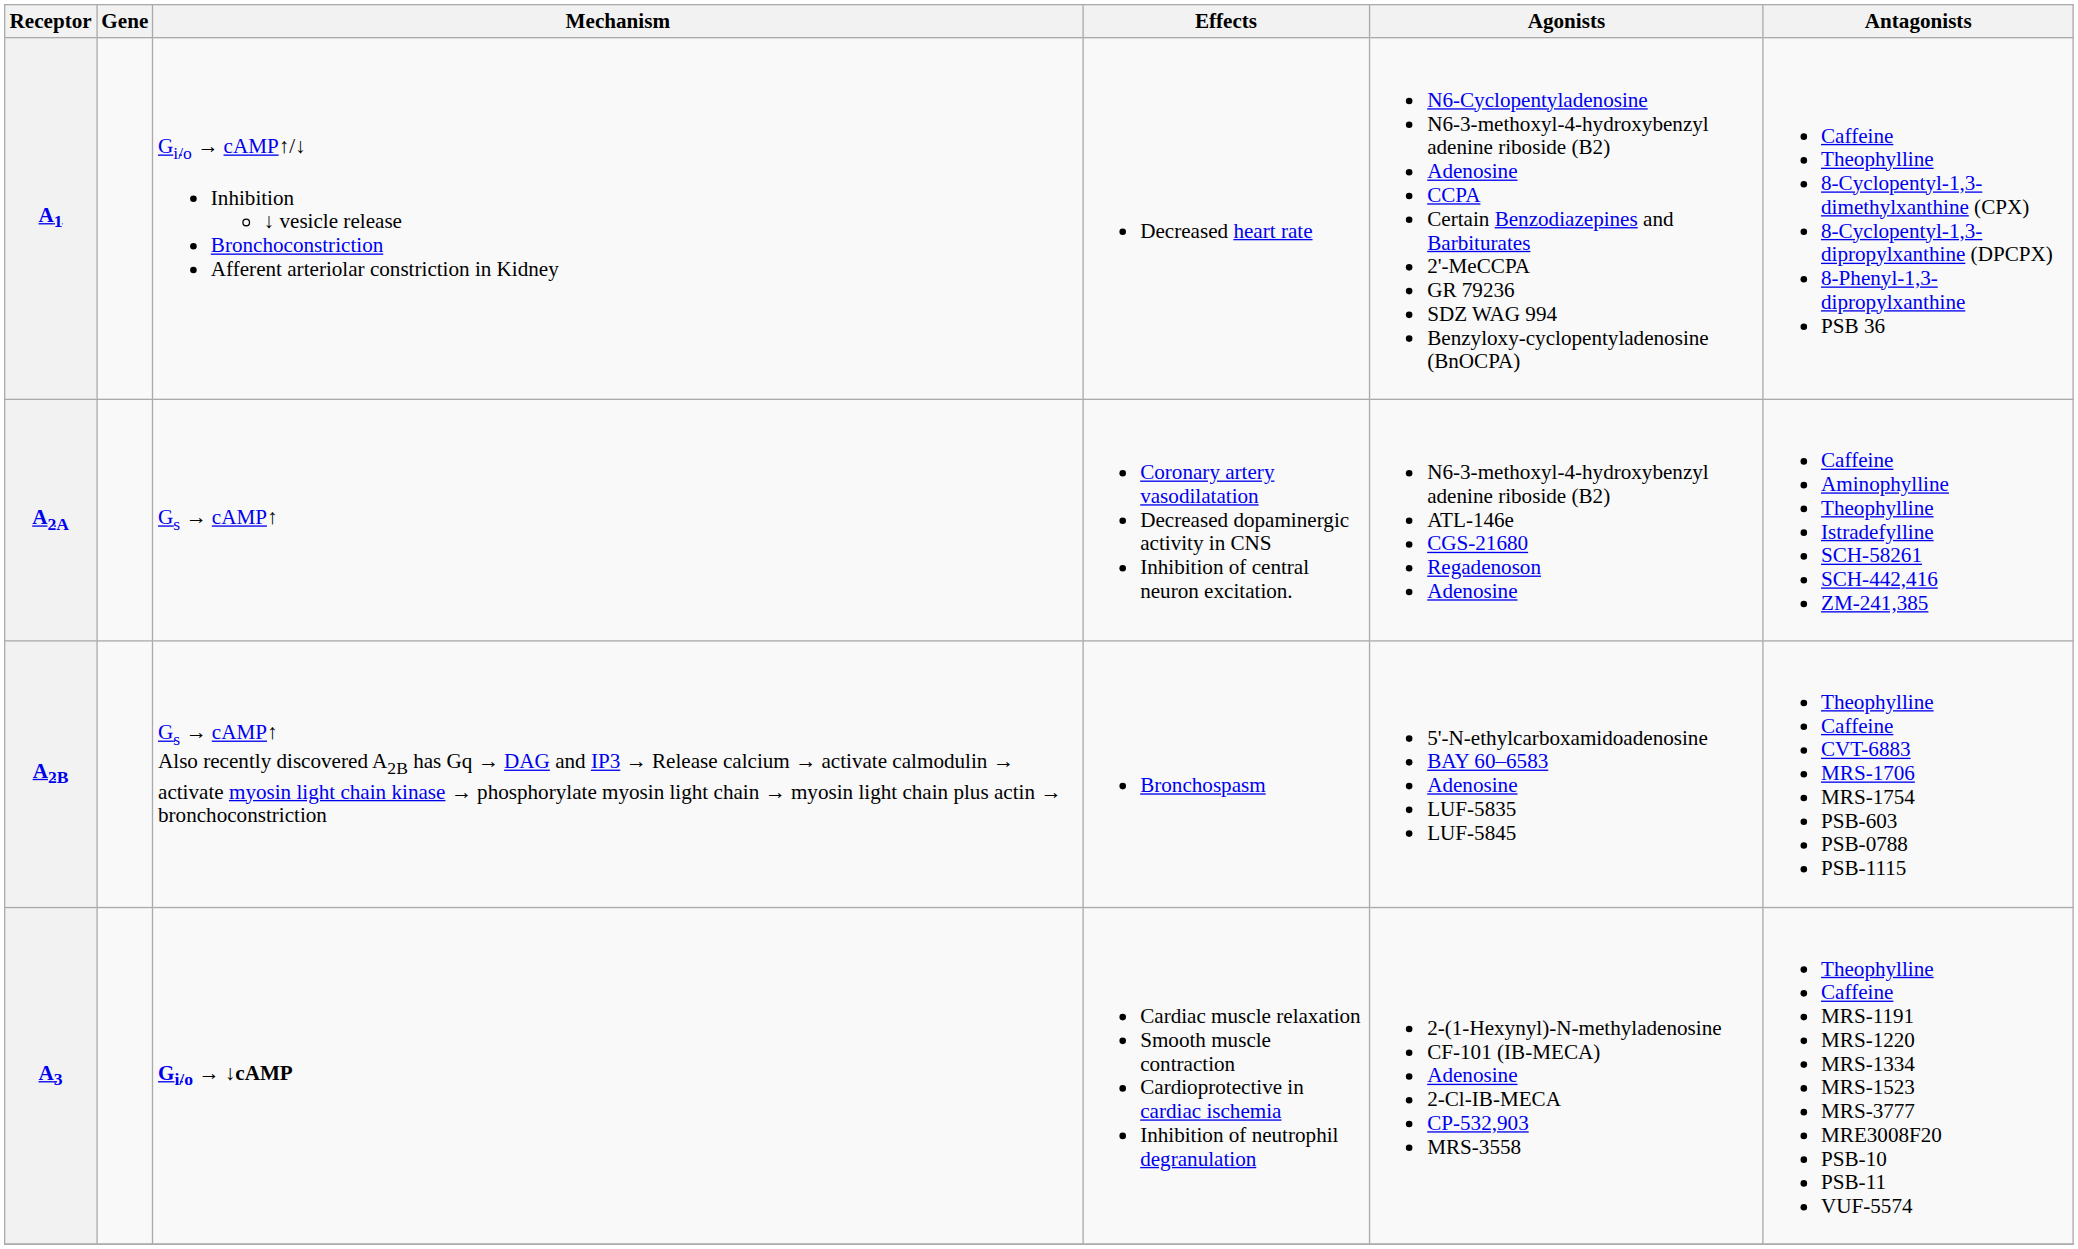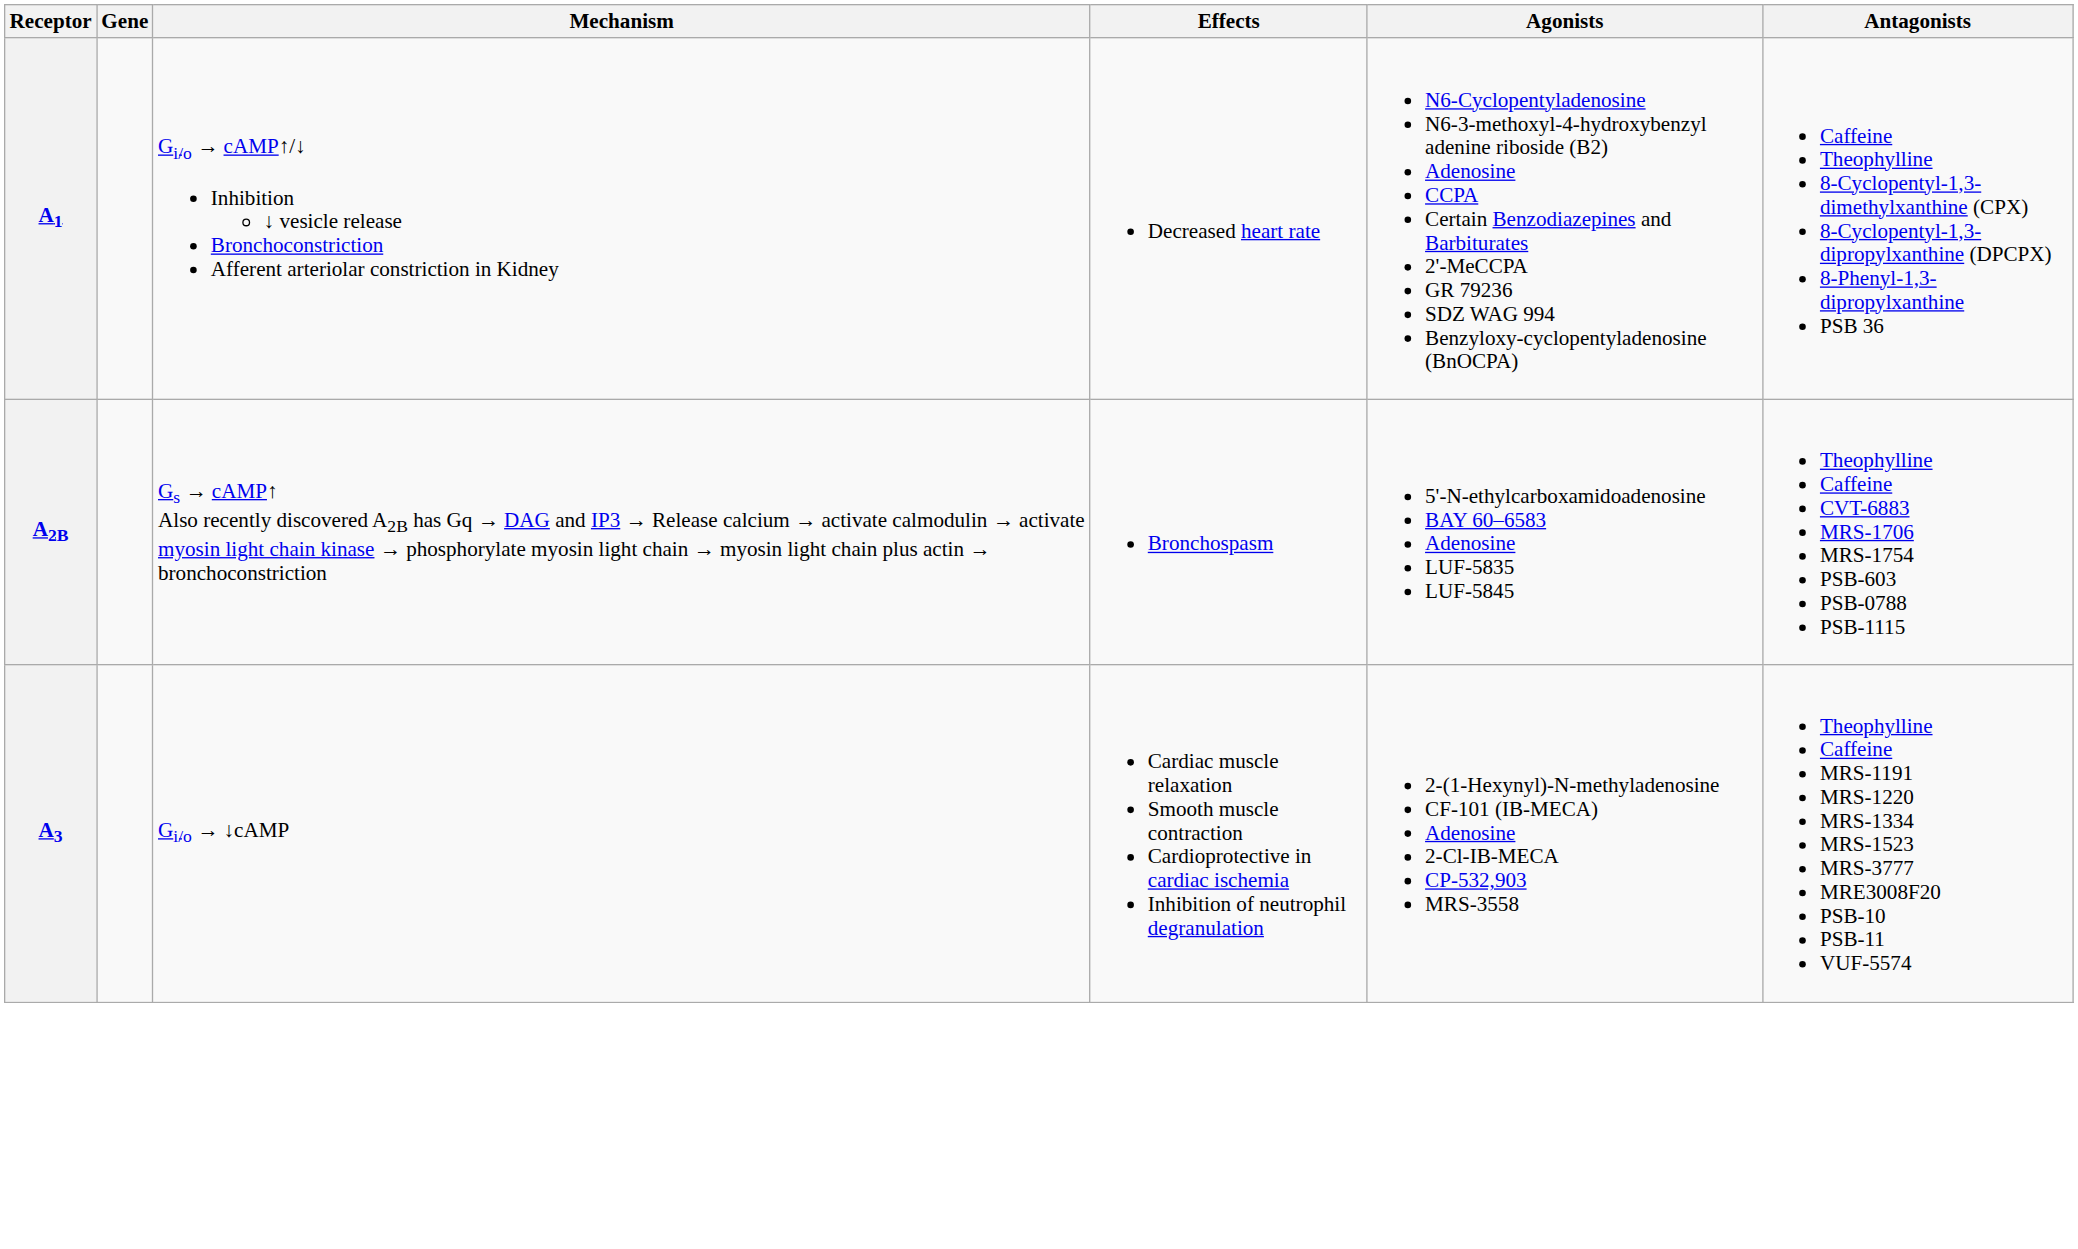- row: (51, 519)
(225, 1075) bold -> (224, 833) normal
